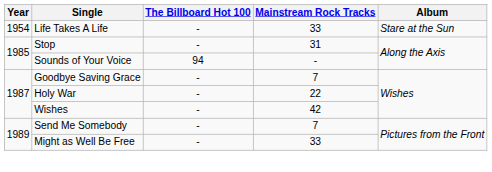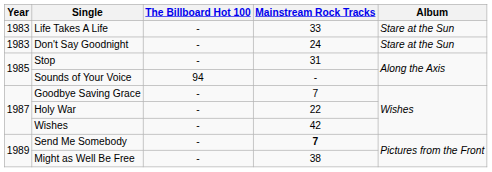(18, 28) 1954 -> (18, 28) 1983
+ row: (81, 45)
(315, 126) normal -> (315, 142) bold
(315, 142) 33 -> (315, 158) 38
